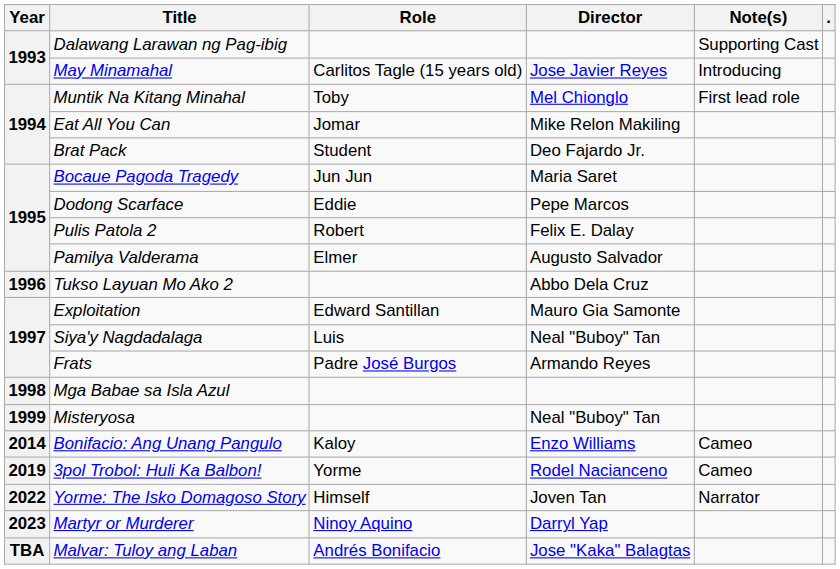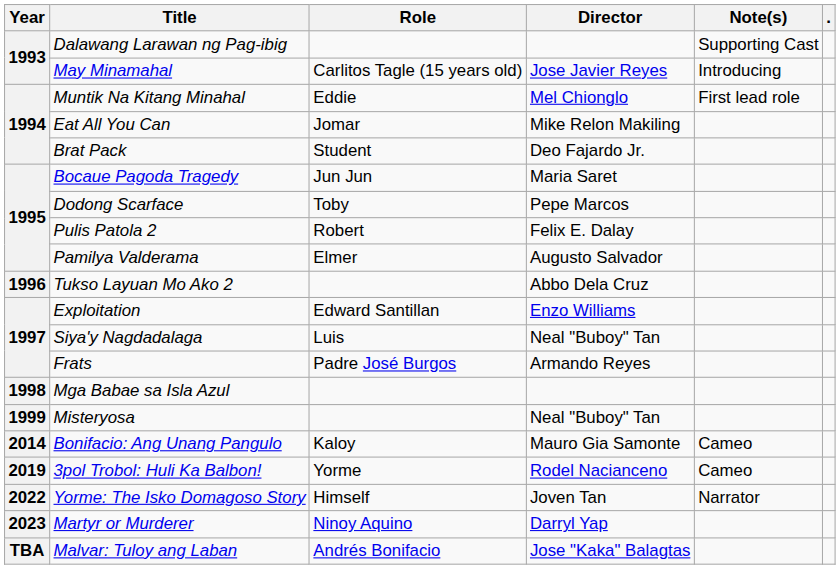(331, 97) Toby -> (335, 97) Eddie
(335, 204) Eddie -> (331, 204) Toby
(605, 310) Mauro Gia Samonte -> (583, 310) Enzo Williams
(583, 444) Enzo Williams -> (605, 444) Mauro Gia Samonte
